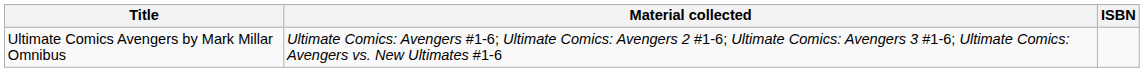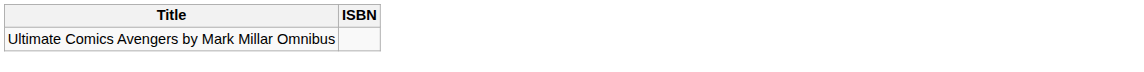- column: (691, 16)
